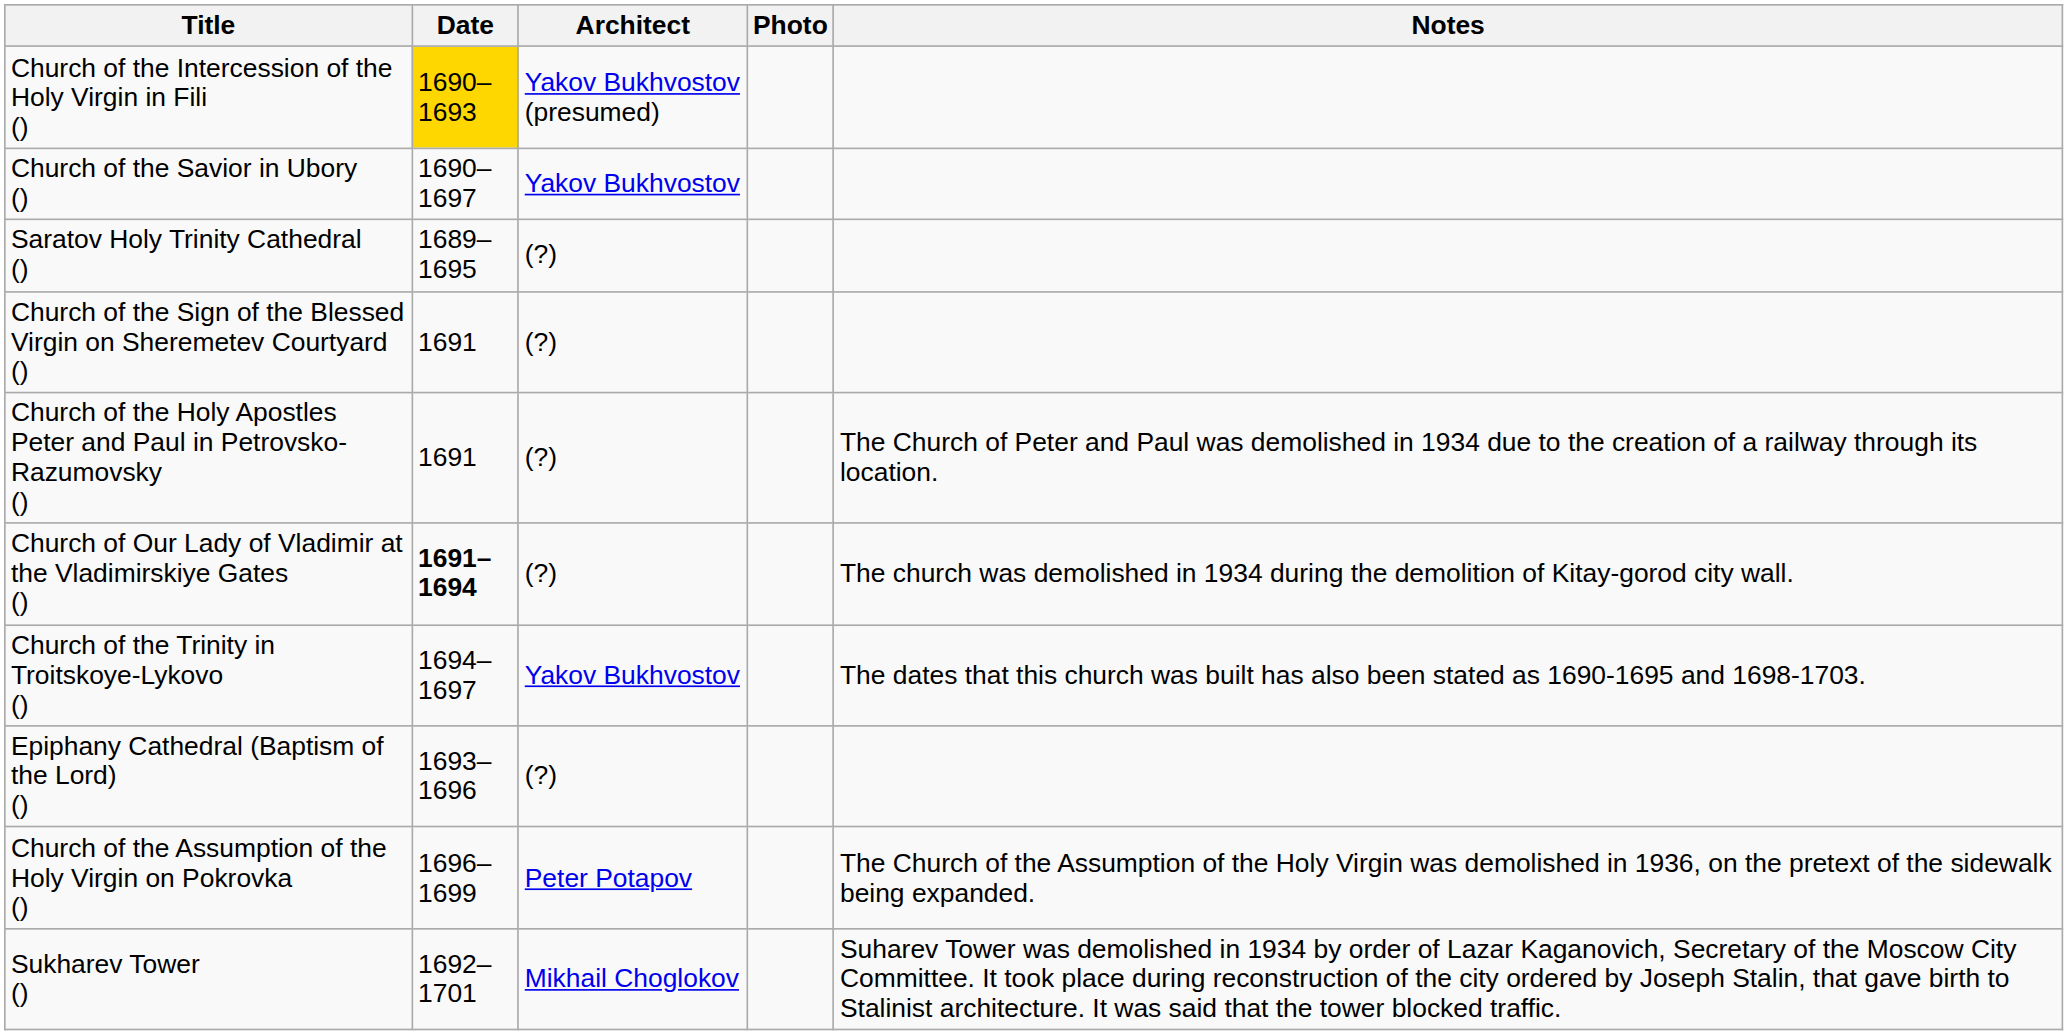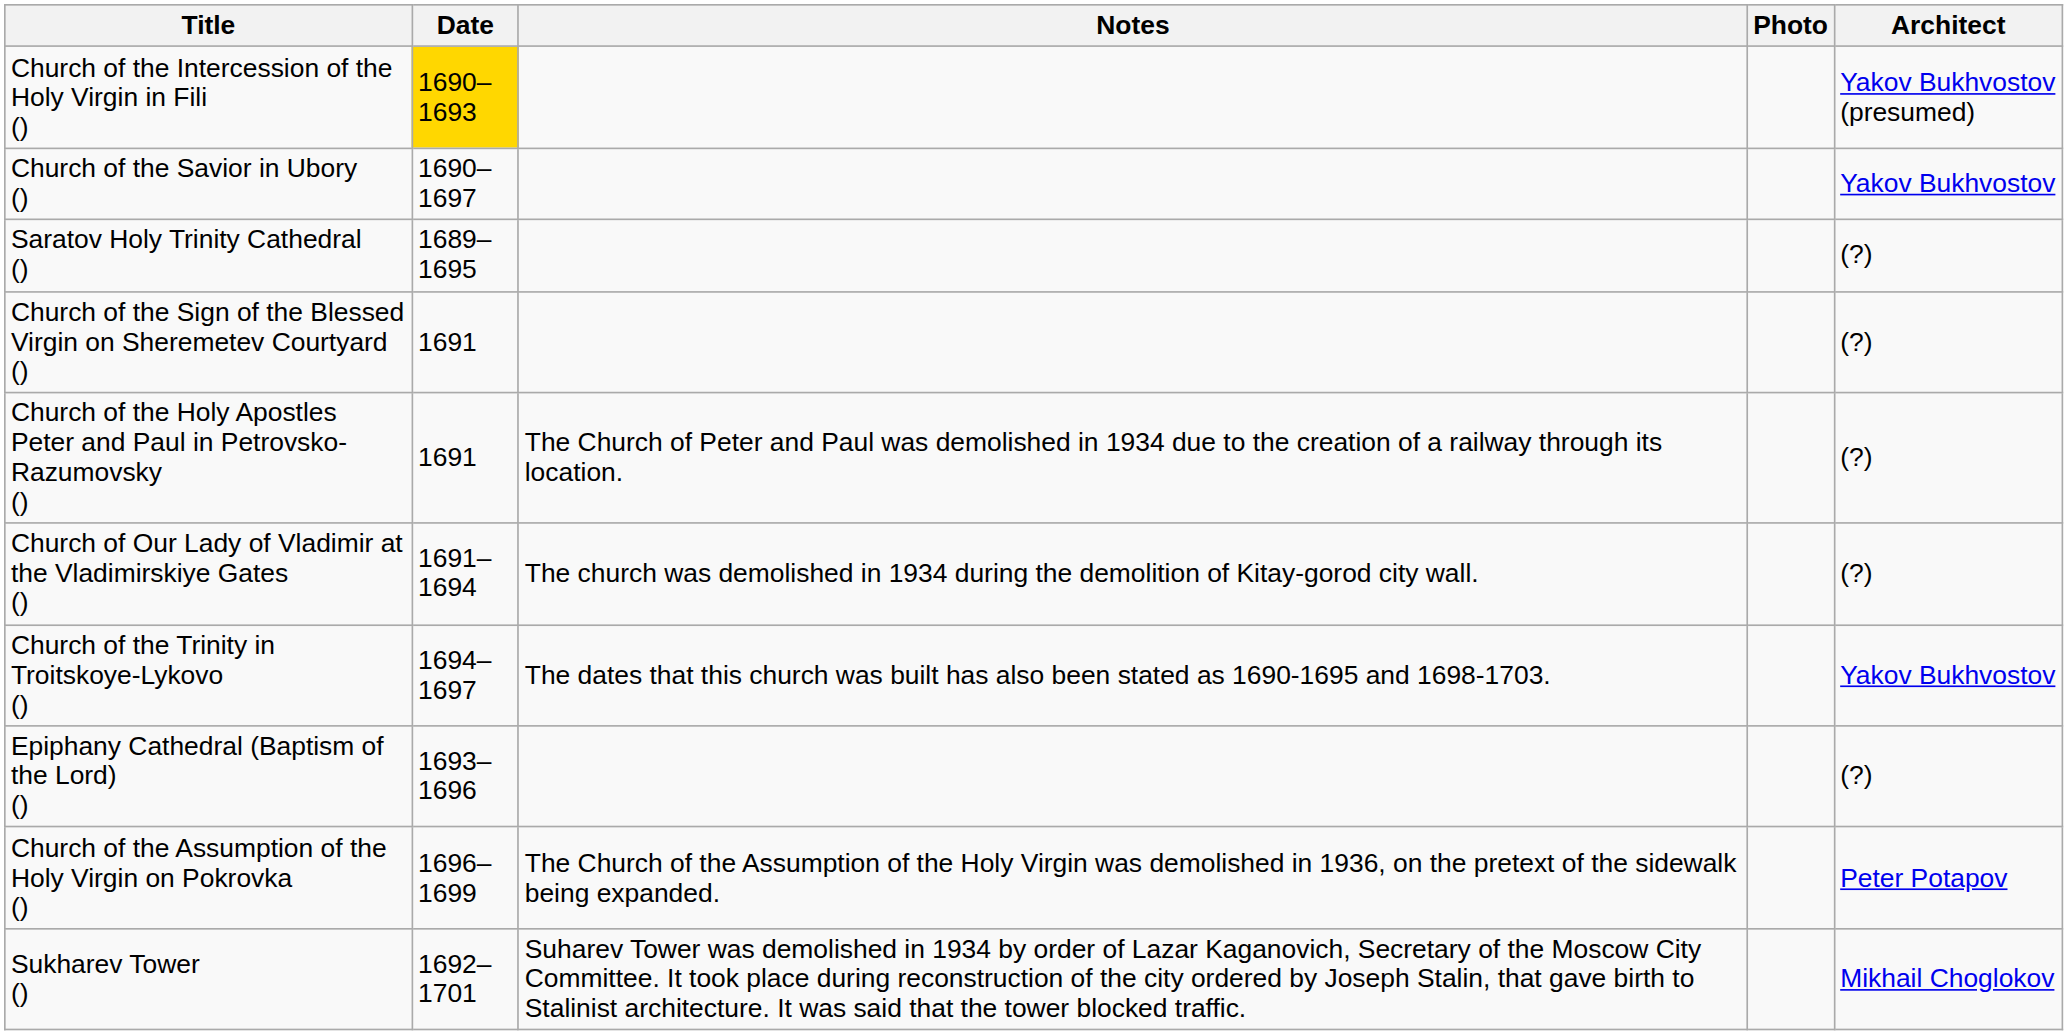columns swapped: (633, 25) <-> (1448, 25)
(455, 573) bold -> (455, 573) normal
